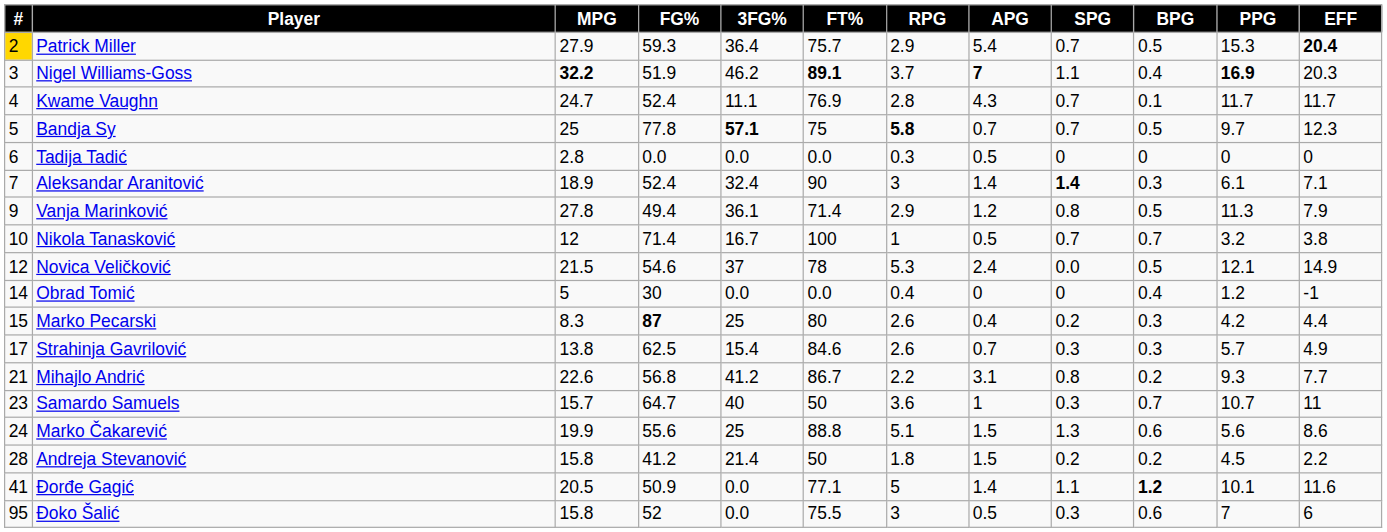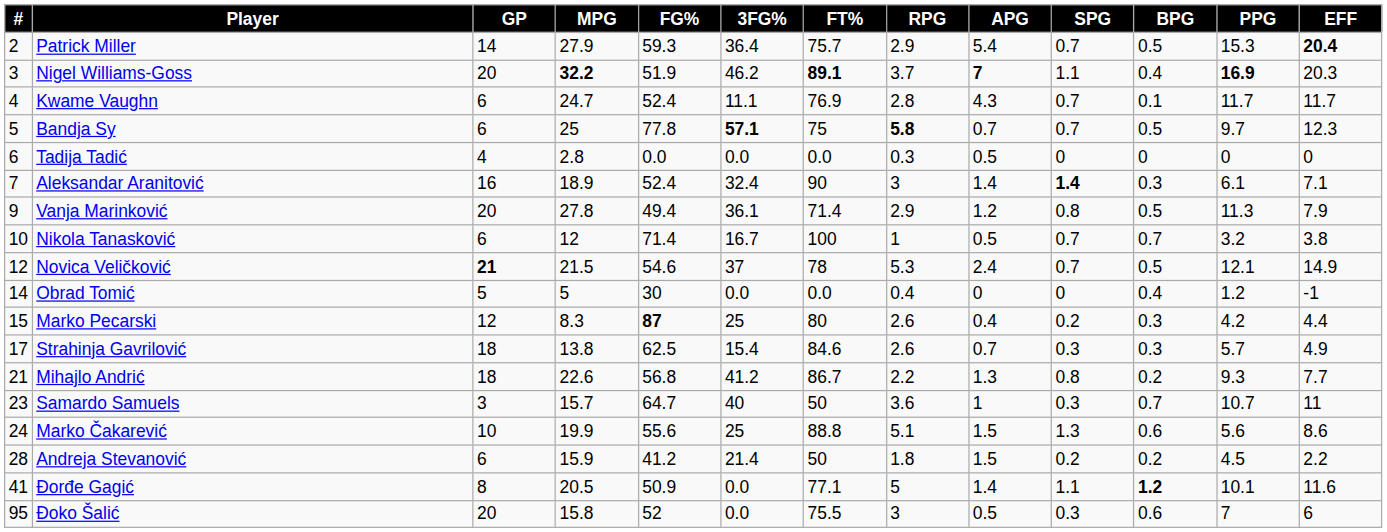+ column: (514, 19)
(14, 46) gold background -> (14, 46) no background
(1068, 267) 0.0 -> (1068, 267) 0.7
(985, 377) 3.1 -> (985, 377) 1.3
(577, 459) 15.8 -> (577, 459) 15.9
